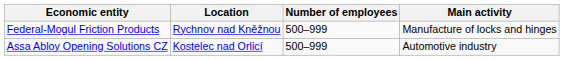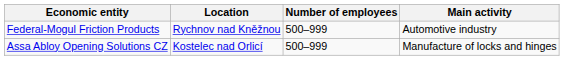(480, 30) Manufacture of locks and hinges -> (449, 30) Automotive industry
(449, 47) Automotive industry -> (480, 47) Manufacture of locks and hinges
